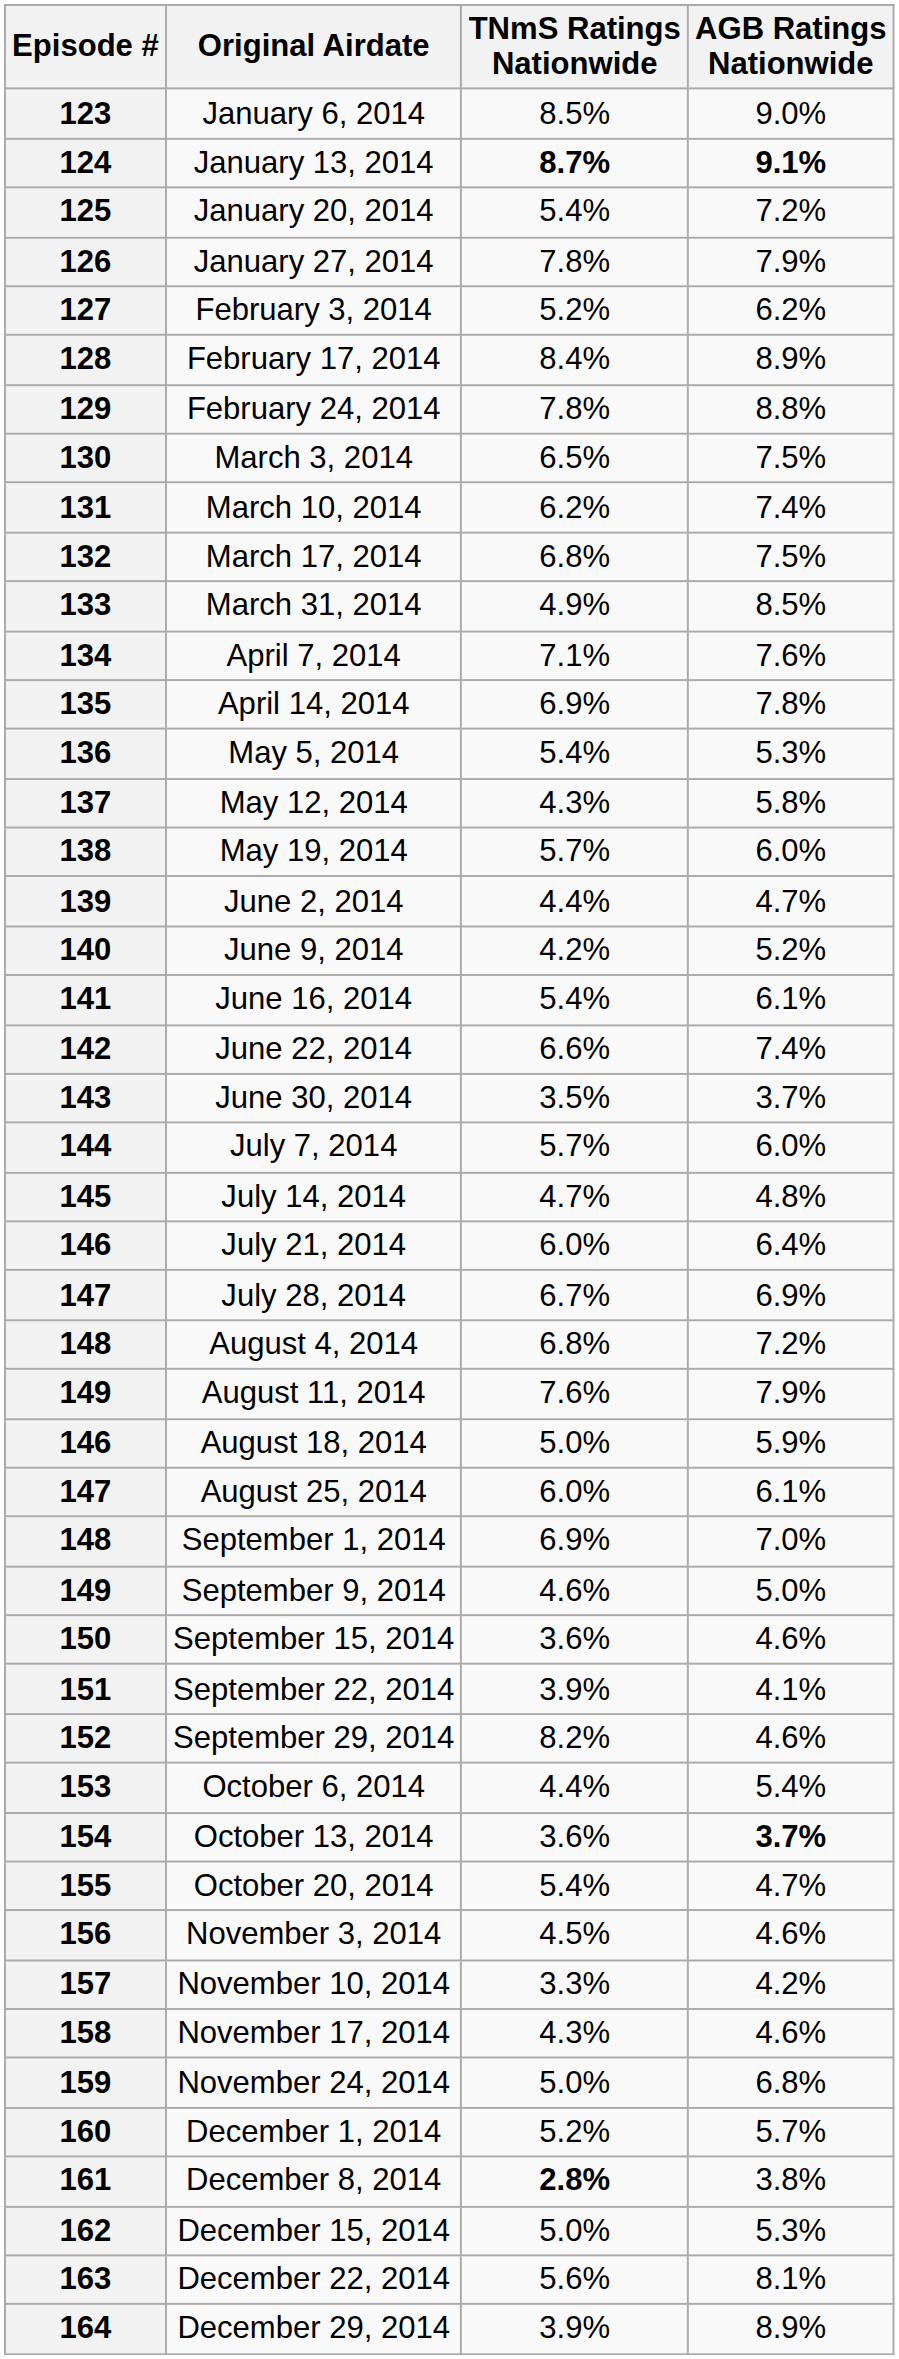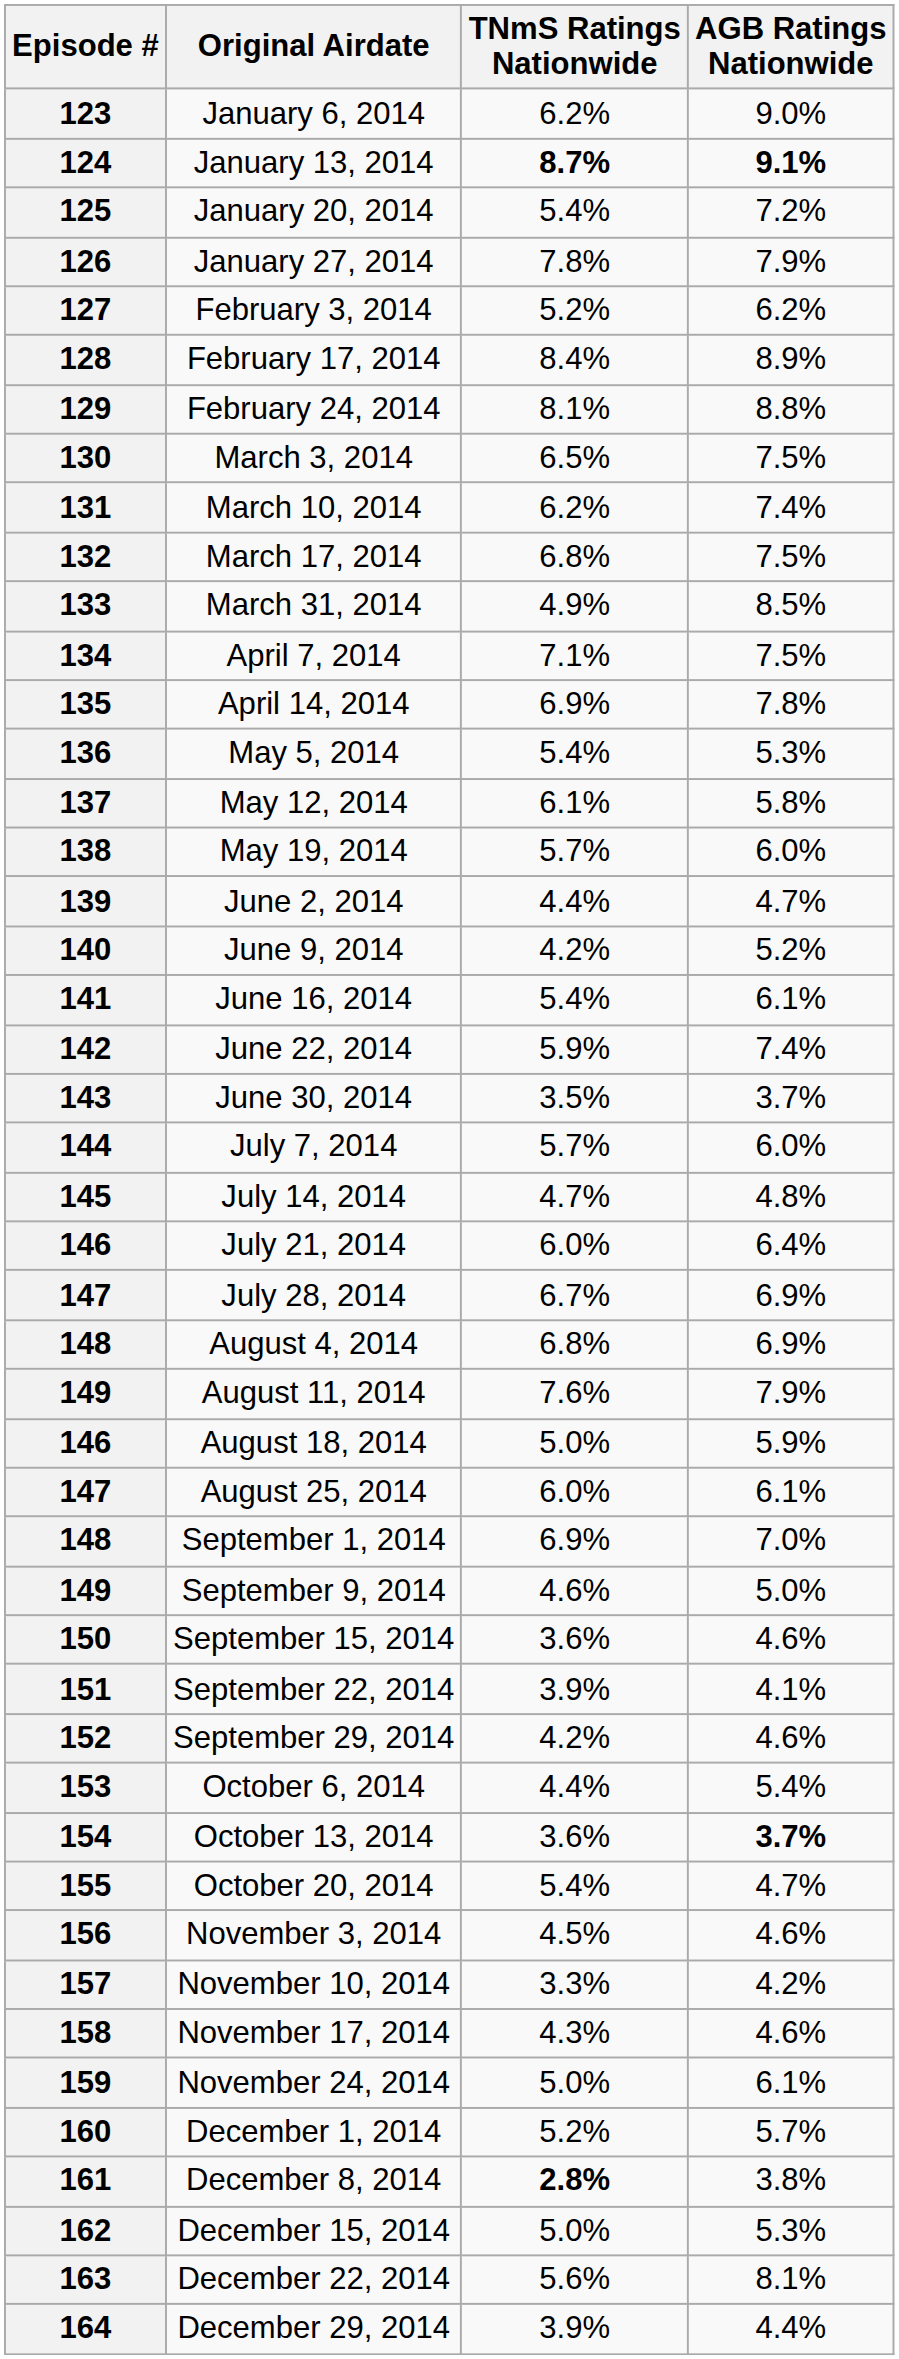(575, 113) 8.5% -> (575, 113) 6.2%
(575, 408) 7.8% -> (575, 408) 8.1%
(791, 654) 7.6% -> (791, 654) 7.5%
(575, 802) 4.3% -> (575, 802) 6.1%
(575, 1048) 6.6% -> (575, 1048) 5.9%
(791, 1343) 7.2% -> (791, 1343) 6.9%
(575, 1737) 8.2% -> (575, 1737) 4.2%
(791, 2082) 6.8% -> (791, 2082) 6.1%
(791, 2328) 8.9% -> (791, 2328) 4.4%
